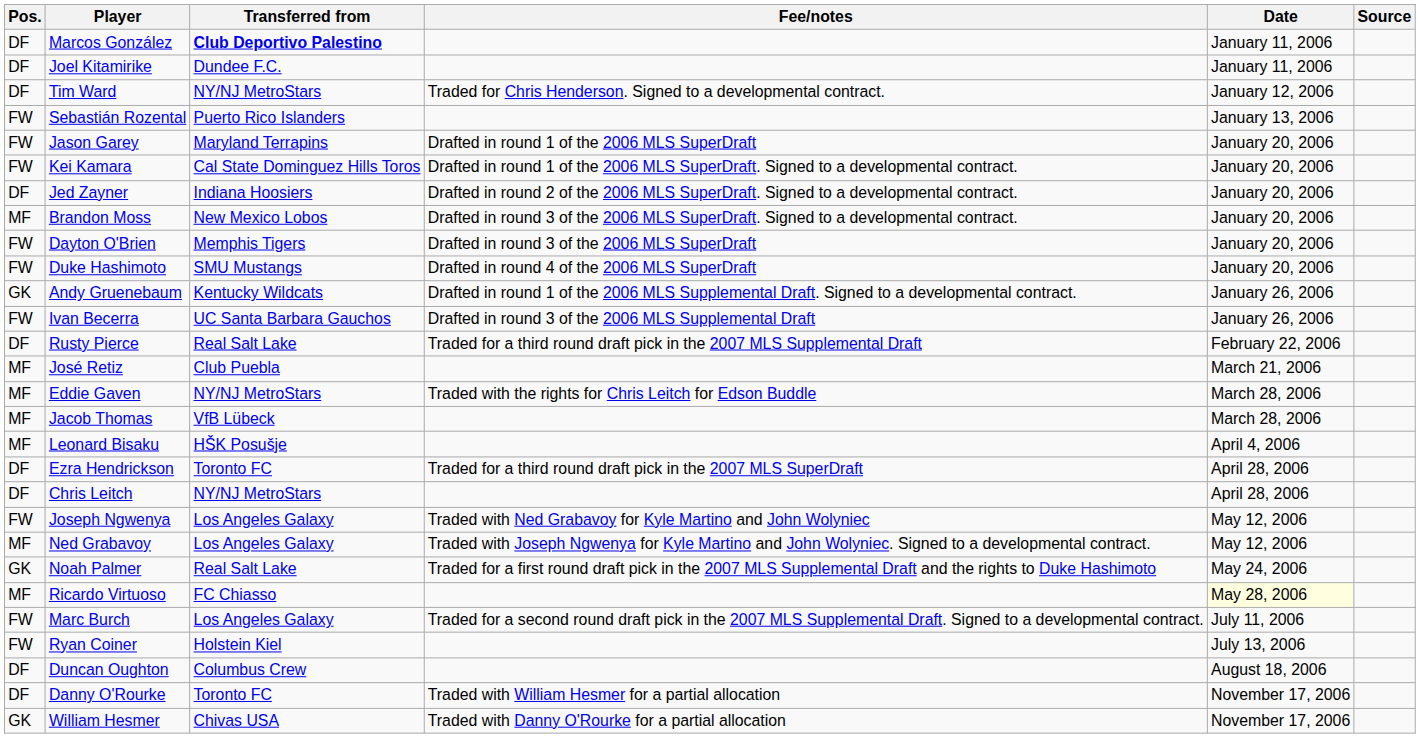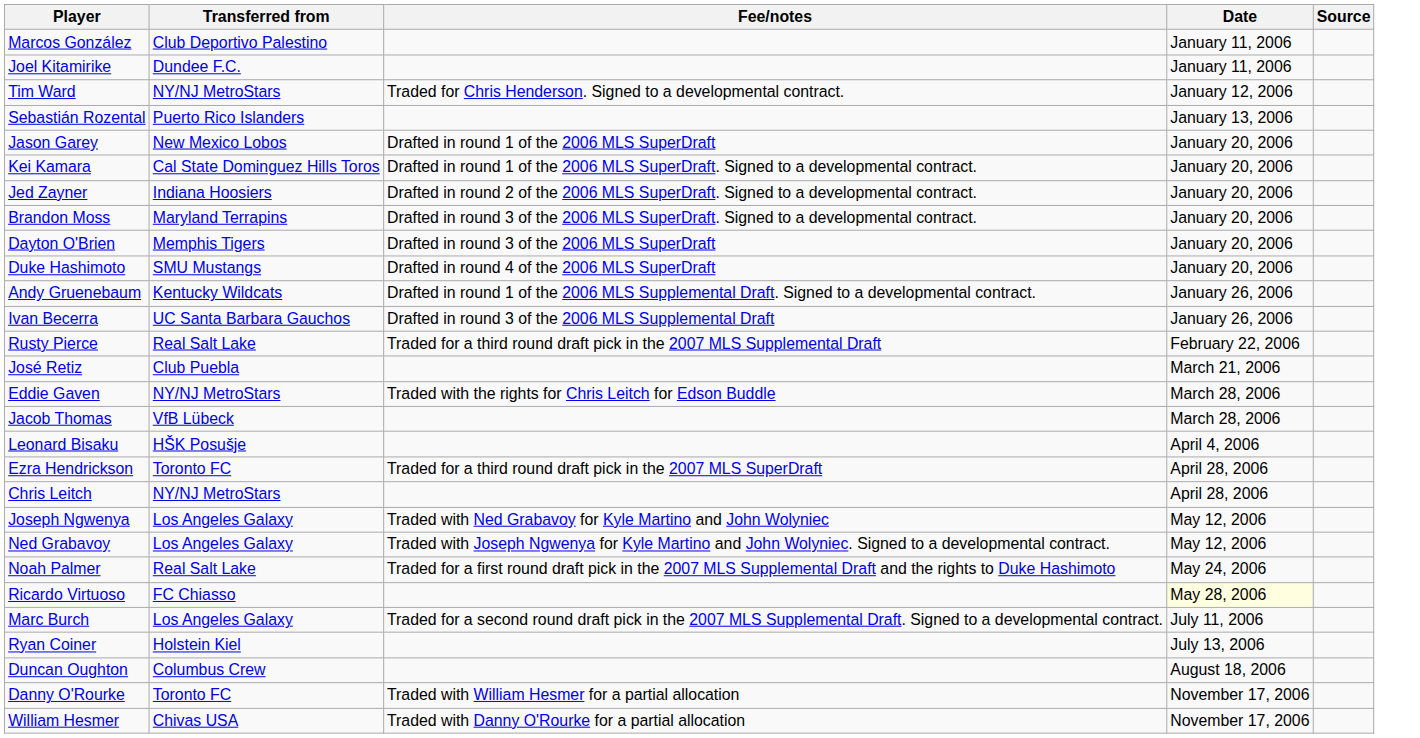- column: (25, 17)
(288, 42) bold -> (240, 42) normal
(261, 142) Maryland Terrapins -> (220, 142) New Mexico Lobos
(260, 218) New Mexico Lobos -> (220, 218) Maryland Terrapins
